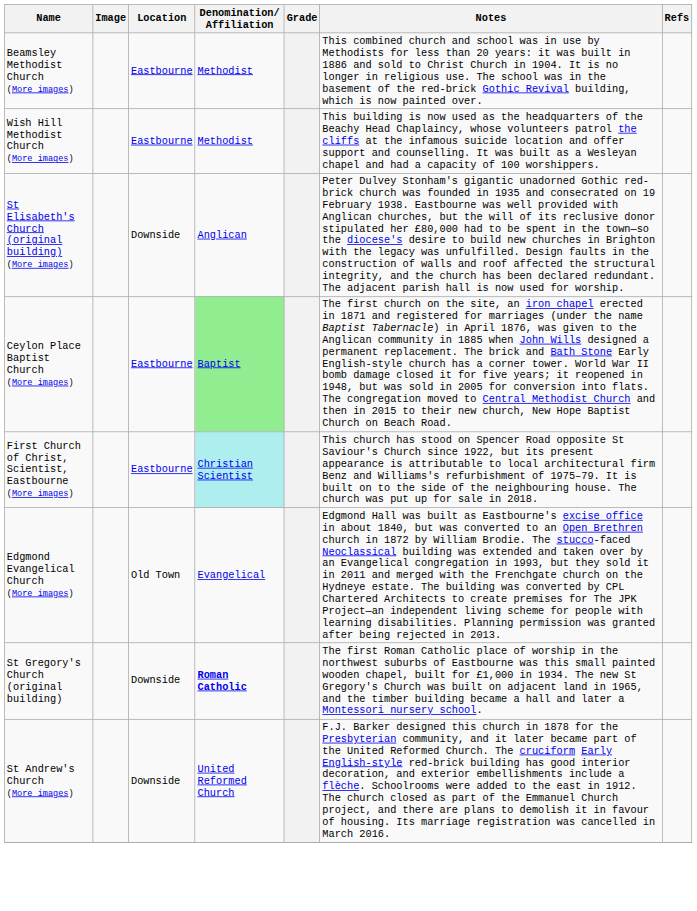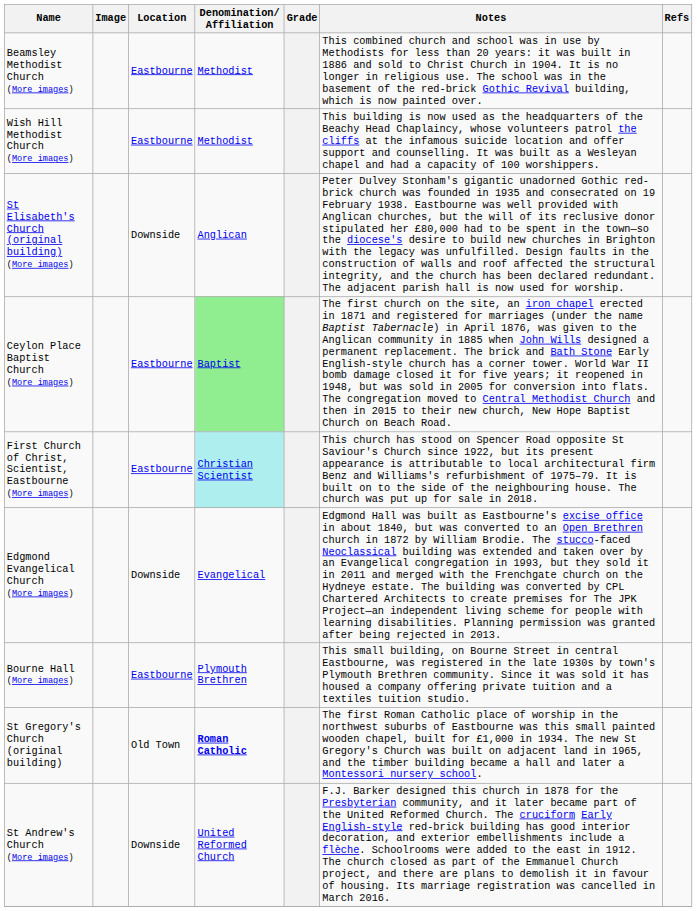(156, 575) Old Town -> (156, 575) Downside
+ row: (41, 675)
(156, 681) Downside -> (156, 745) Old Town
